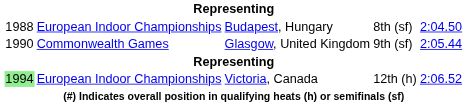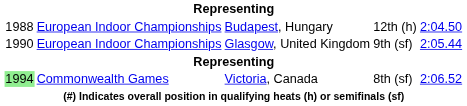(393, 26) 8th (sf) -> (395, 26) 12th (h)
(103, 44) Commonwealth Games -> (129, 44) European Indoor Championships
(129, 79) European Indoor Championships -> (103, 79) Commonwealth Games
(395, 79) 12th (h) -> (393, 79) 8th (sf)
